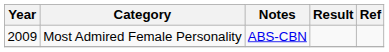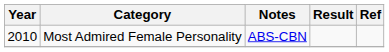(22, 36) 2009 -> (22, 36) 2010
